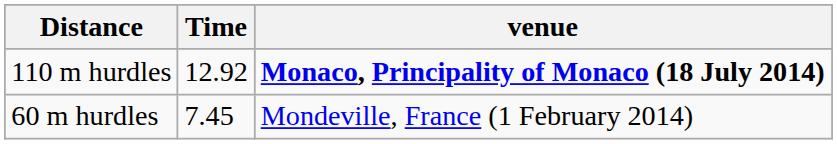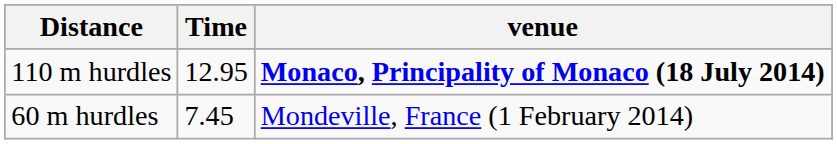(216, 71) 12.92 -> (216, 71) 12.95
